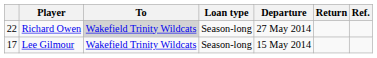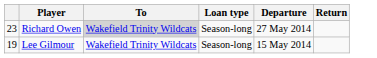- column: (361, 12)
(12, 28) 22 -> (12, 28) 23
(12, 45) 17 -> (12, 45) 19
